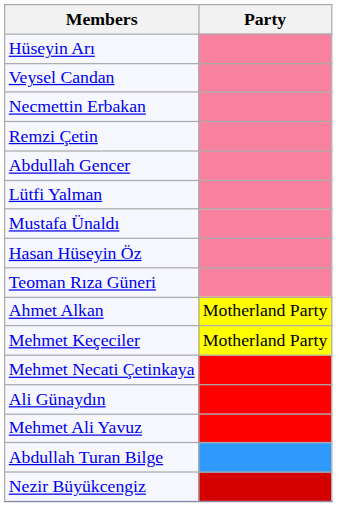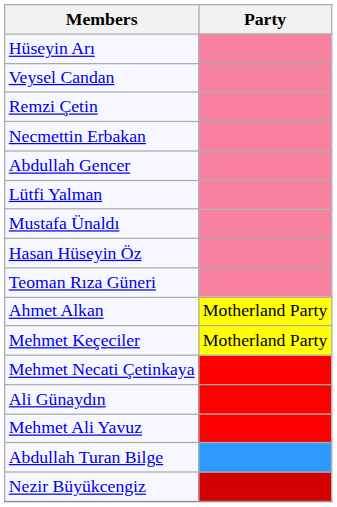rows swapped: (53, 136) <-> (77, 107)
